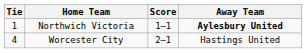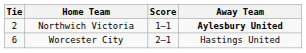(14, 26) 1 -> (14, 26) 2
(14, 40) 4 -> (14, 40) 6
